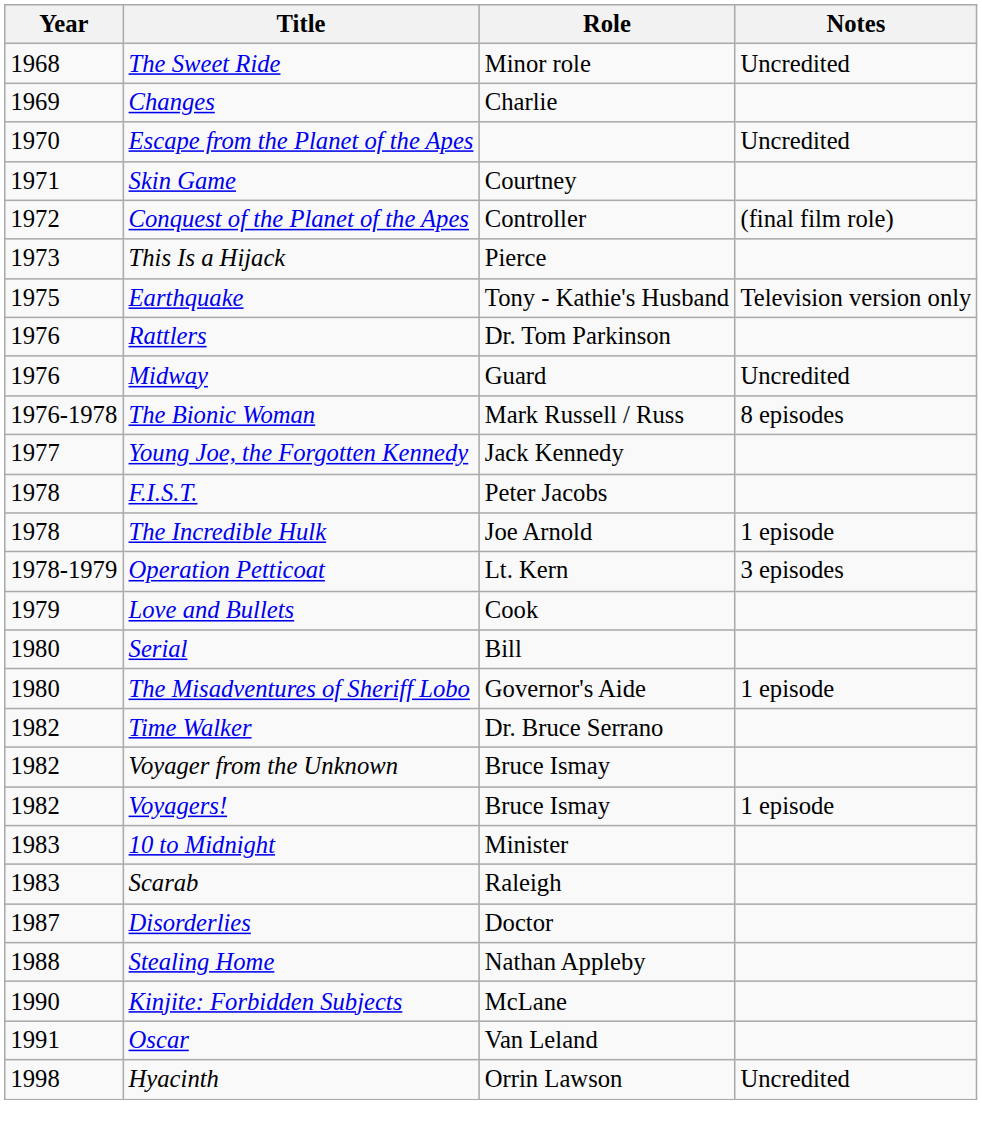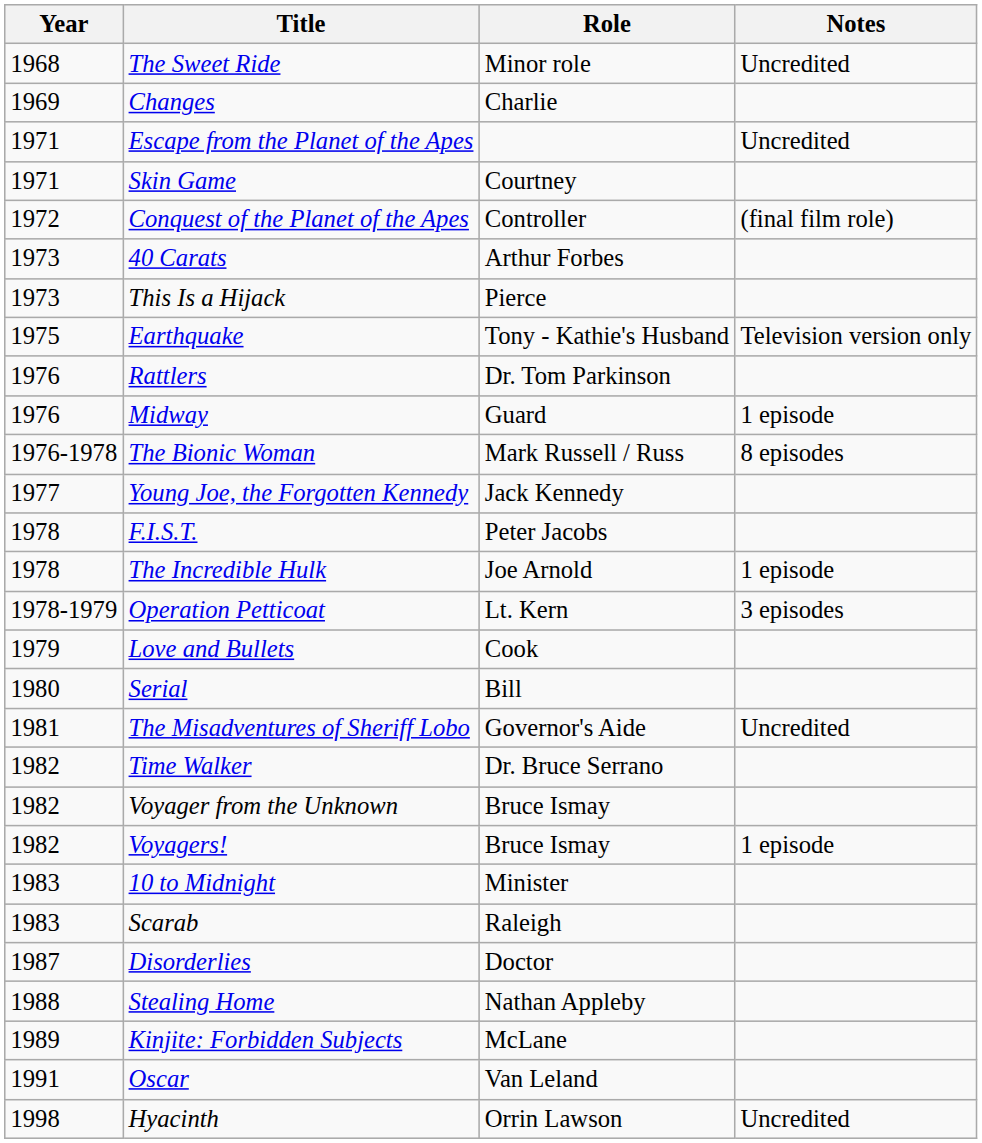(35, 141) 1970 -> (35, 141) 1971
+ row: (178, 258)
(795, 375) Uncredited -> (787, 414) 1 episode
(35, 688) 1980 -> (35, 727) 1981
(787, 688) 1 episode -> (795, 727) Uncredited
(35, 1000) 1990 -> (35, 1040) 1989
